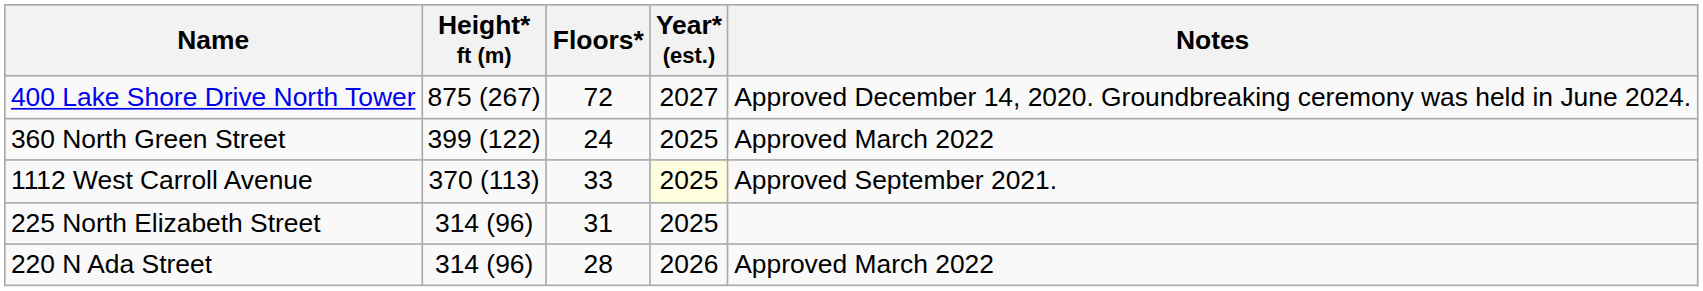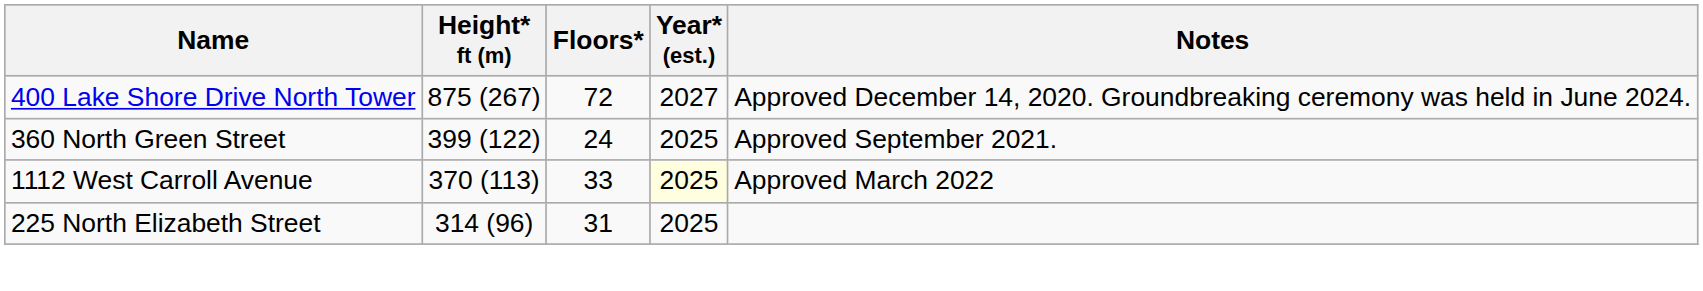(864, 138) Approved March 2022 -> (896, 138) Approved September 2021.
(896, 180) Approved September 2021. -> (864, 180) Approved March 2022
- row: (111, 264)
